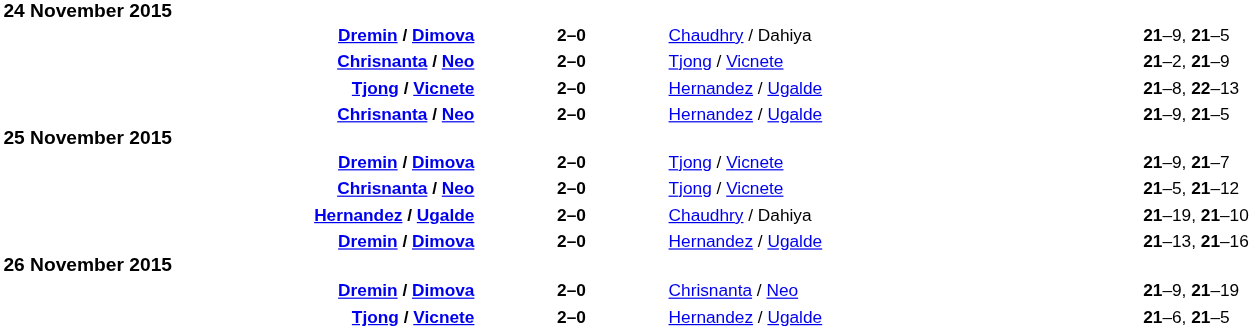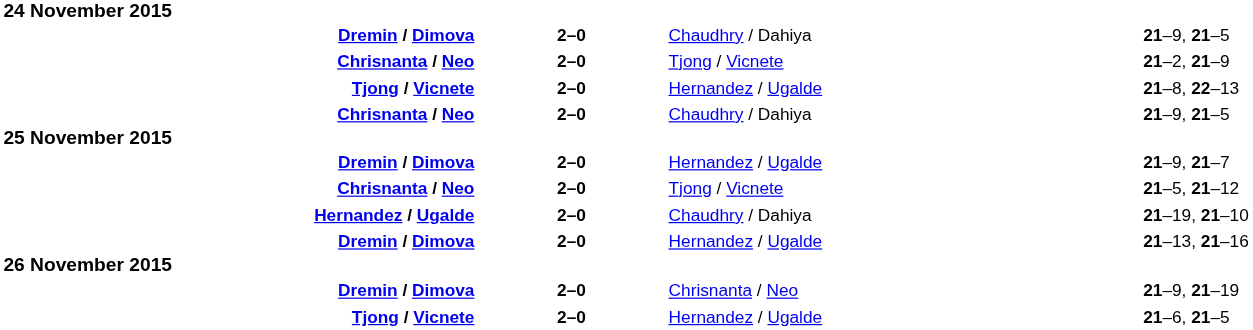(745, 114) Hernandez / Ugalde -> (740, 114) Chaudhry / Dahiya
(726, 162) Tjong / Vicnete -> (745, 162) Hernandez / Ugalde
